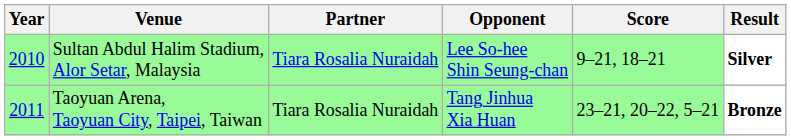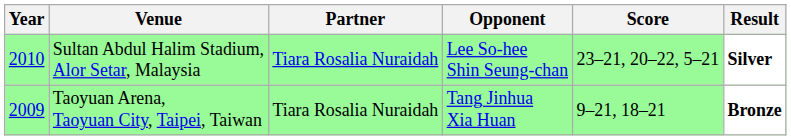(621, 59) 9–21, 18–21 -> (648, 59) 23–21, 20–22, 5–21
(27, 110) 2011 -> (27, 110) 2009
(648, 110) 23–21, 20–22, 5–21 -> (621, 110) 9–21, 18–21
